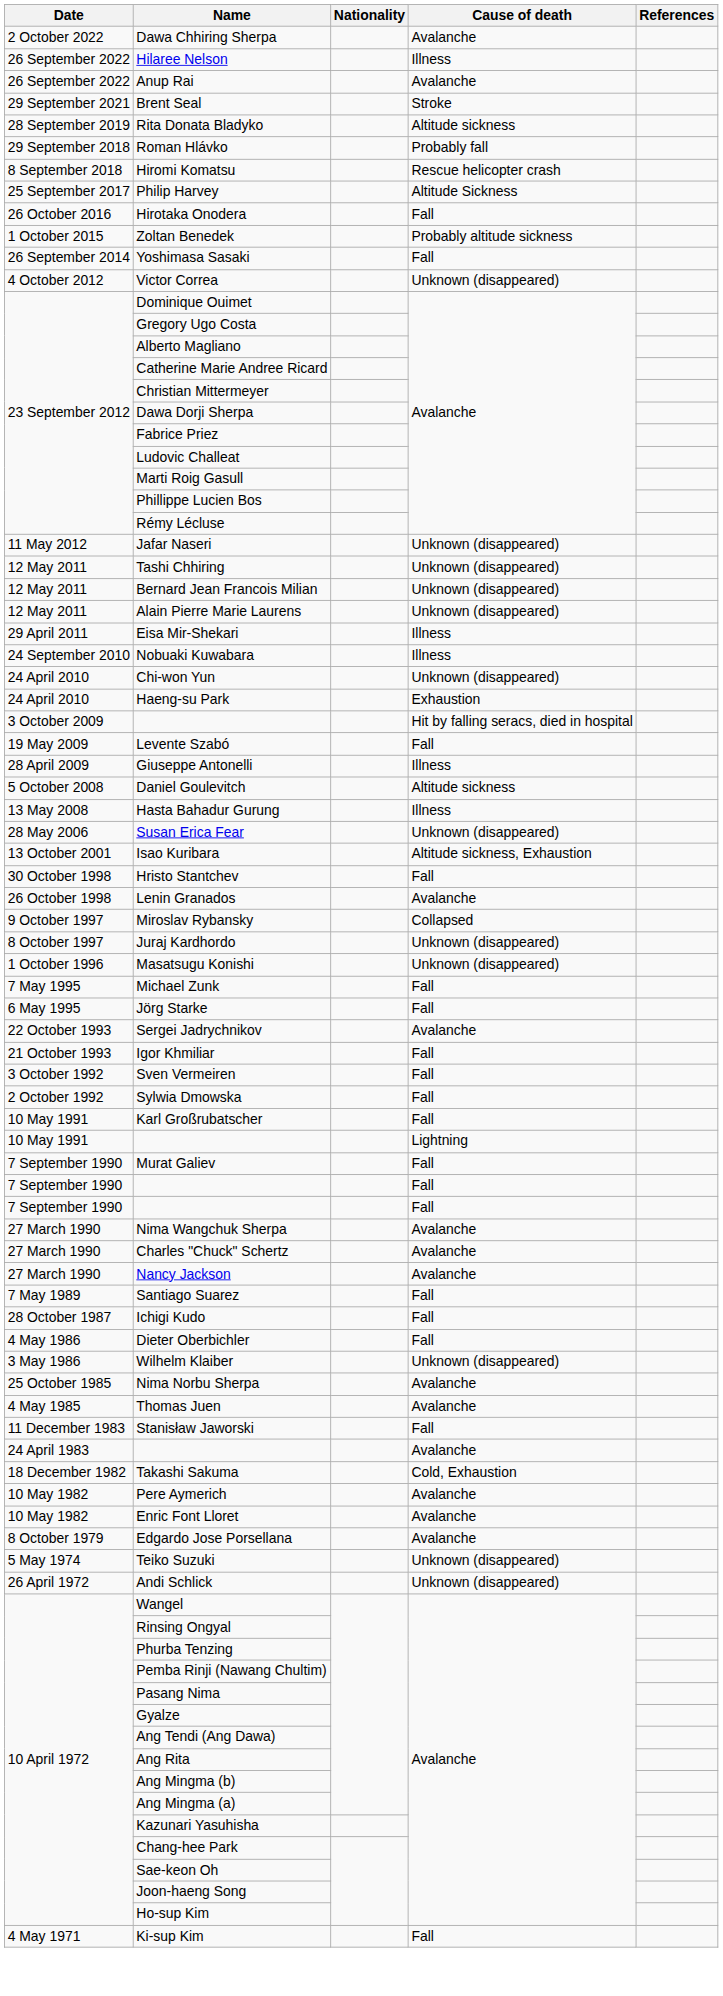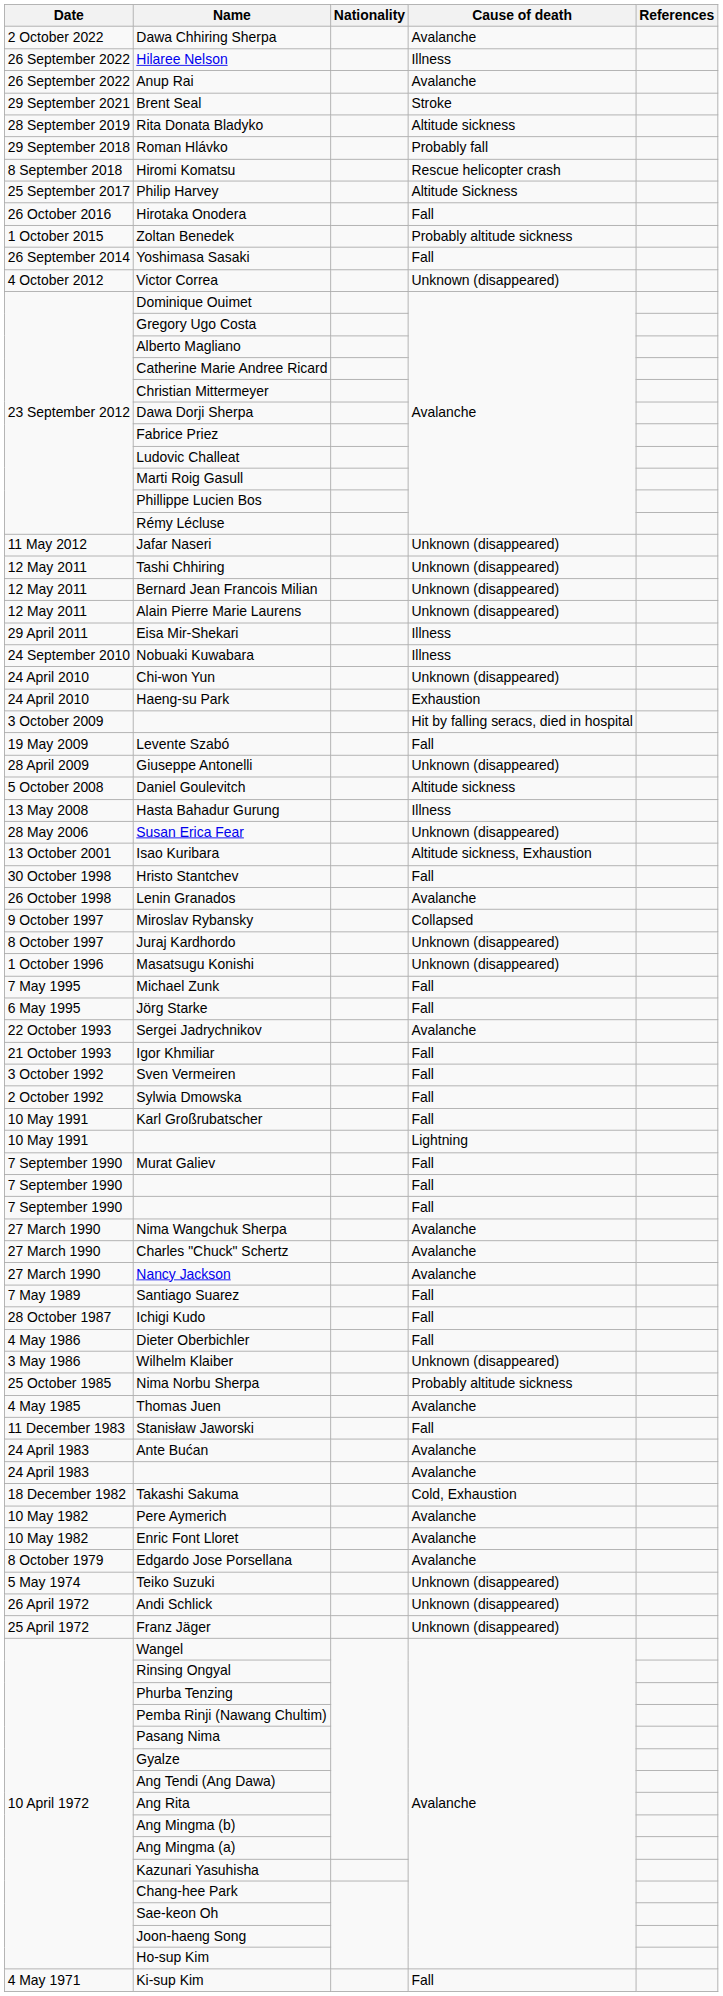(431, 766) Illness -> (485, 766) Unknown (disappeared)
(444, 1384) Avalanche -> (492, 1384) Probably altitude sickness
+ row: (48, 1450)
+ row: (48, 1627)
